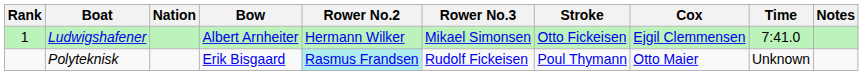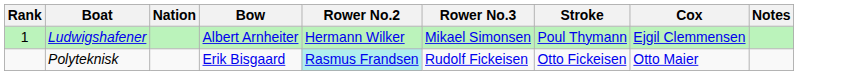- column: (781, 15)
(582, 37) Otto Fickeisen -> (582, 37) Poul Thymann
(582, 59) Poul Thymann -> (582, 59) Otto Fickeisen
